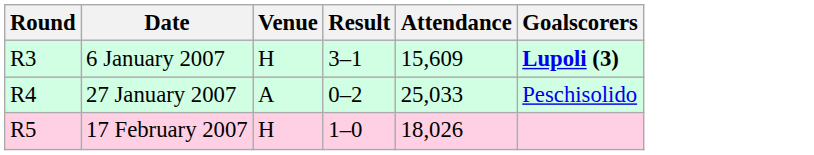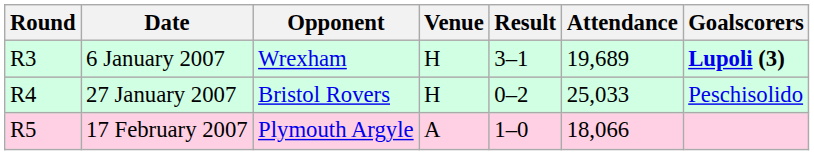+ column: (336, 22)
(432, 58) 15,609 -> (598, 58) 19,689
(266, 94) A -> (432, 94) H
(266, 130) H -> (432, 130) A
(432, 130) 18,026 -> (598, 130) 18,066
